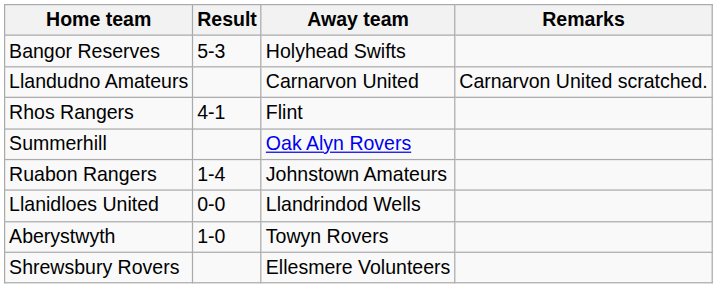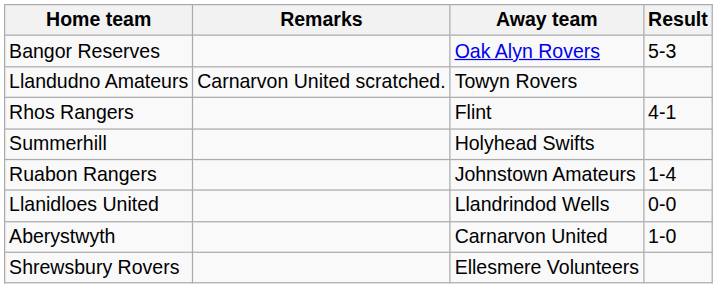columns swapped: (227, 19) <-> (584, 19)
(336, 50) Holyhead Swifts -> (527, 50) Oak Alyn Rovers
(342, 81) Carnarvon United -> (516, 81) Towyn Rovers
(339, 143) Oak Alyn Rovers -> (525, 143) Holyhead Swifts
(327, 236) Towyn Rovers -> (531, 236) Carnarvon United
